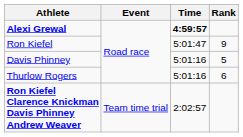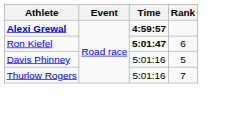(190, 44) normal -> (149, 44) bold
(224, 44) 9 -> (183, 44) 6
(224, 75) 6 -> (183, 75) 7
- row: (53, 108)
